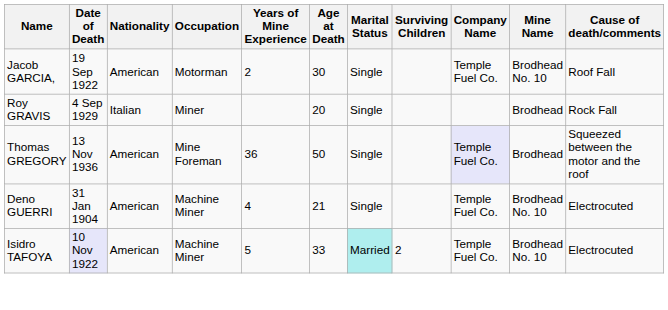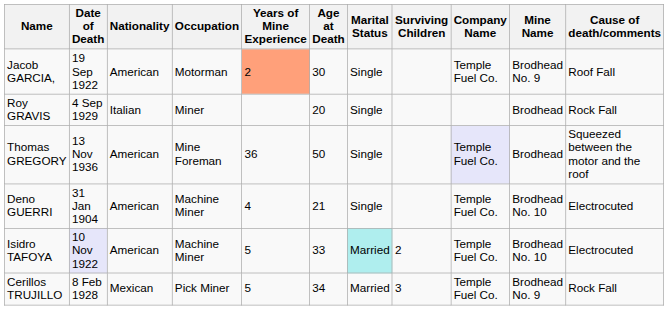(248, 71) no background -> (248, 71) lightsalmon background
(538, 71) Brodhead No. 10 -> (538, 71) Brodhead No. 9
+ row: (35, 289)
